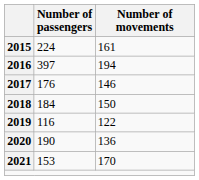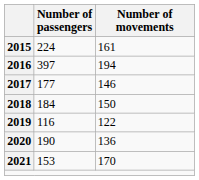(46, 84) 176 -> (46, 84) 177
